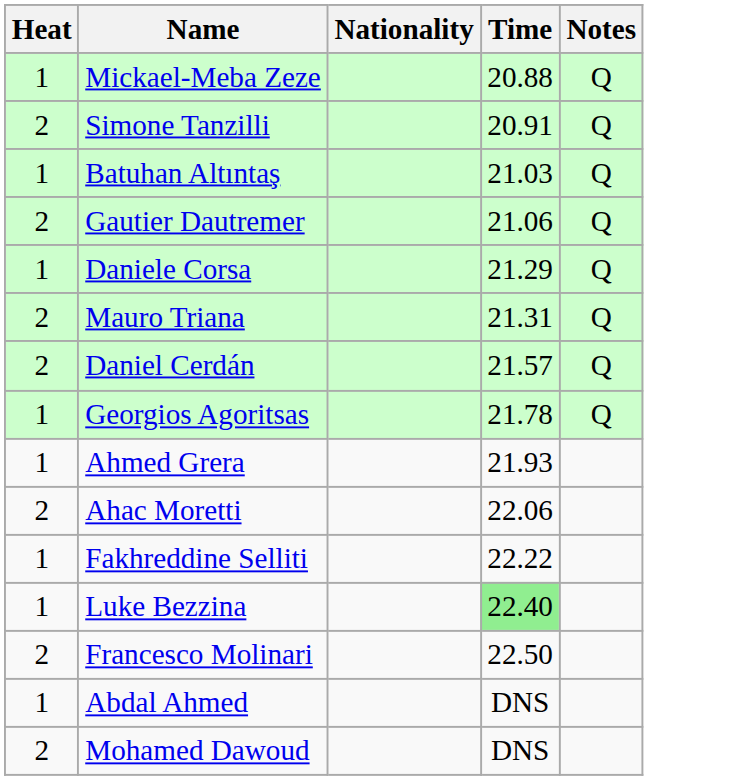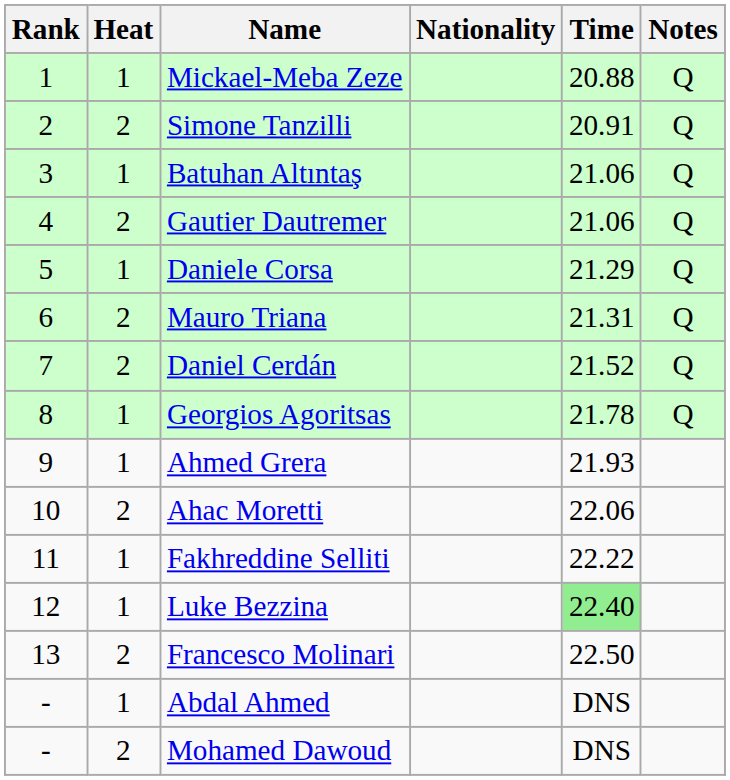+ column: (46, 28)
(520, 173) 21.03 -> (602, 173) 21.06
(520, 365) 21.57 -> (602, 365) 21.52
